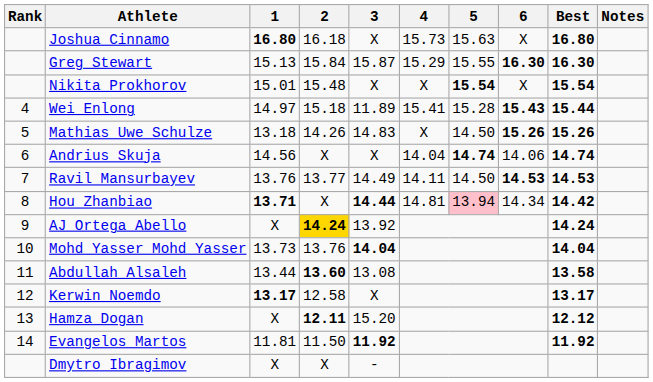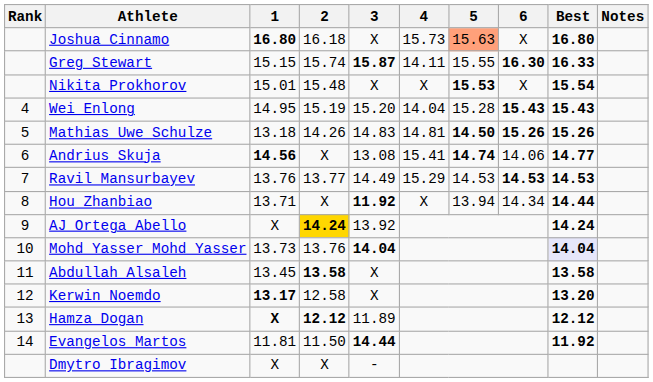(474, 40) no background -> (474, 40) lightsalmon background
(275, 63) 15.13 -> (275, 63) 15.15
(324, 63) 15.84 -> (324, 63) 15.74
(374, 63) normal -> (374, 63) bold
(424, 63) 15.29 -> (424, 63) 14.11
(573, 63) 16.30 -> (573, 63) 16.33
(474, 86) 15.54 -> (474, 86) 15.53
(275, 109) 14.97 -> (275, 109) 14.95
(324, 109) 15.18 -> (324, 109) 15.19
(374, 109) 11.89 -> (374, 109) 15.20
(424, 109) 15.41 -> (424, 109) 14.04
(573, 109) 15.44 -> (573, 109) 15.43
(424, 133) X -> (424, 133) 14.81
(474, 133) normal -> (474, 133) bold
(275, 156) normal -> (275, 156) bold
(374, 156) X -> (374, 156) 13.08
(424, 156) 14.04 -> (424, 156) 15.41
(573, 156) 14.74 -> (573, 156) 14.77
(424, 179) 14.11 -> (424, 179) 15.29
(474, 179) 14.50 -> (474, 179) 14.53
(275, 203) bold -> (275, 203) normal
(374, 203) 14.44 -> (374, 203) 11.92
(424, 203) 14.81 -> (424, 203) X
(474, 203) pink background -> (474, 203) no background
(573, 203) 14.42 -> (573, 203) 14.44
(573, 249) no background -> (573, 249) lavender background
(275, 273) 13.44 -> (275, 273) 13.45
(324, 273) 13.60 -> (324, 273) 13.58
(374, 273) 13.08 -> (374, 273) X
(573, 296) 13.17 -> (573, 296) 13.20
(275, 319) normal -> (275, 319) bold
(324, 319) 12.11 -> (324, 319) 12.12
(374, 319) 15.20 -> (374, 319) 11.89
(374, 342) 11.92 -> (374, 342) 14.44
